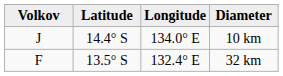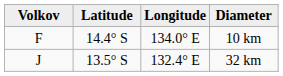(39, 37) J -> (39, 37) F
(39, 60) F -> (39, 60) J
